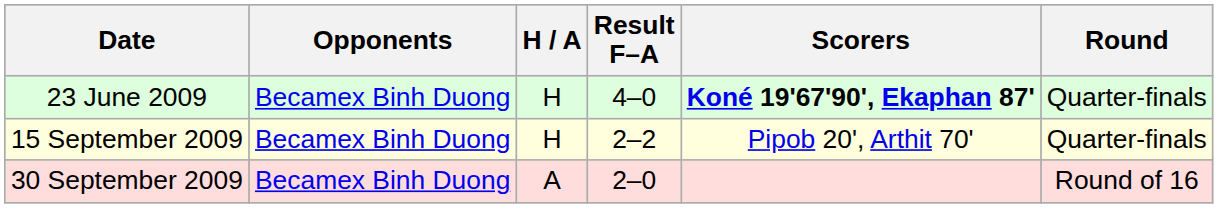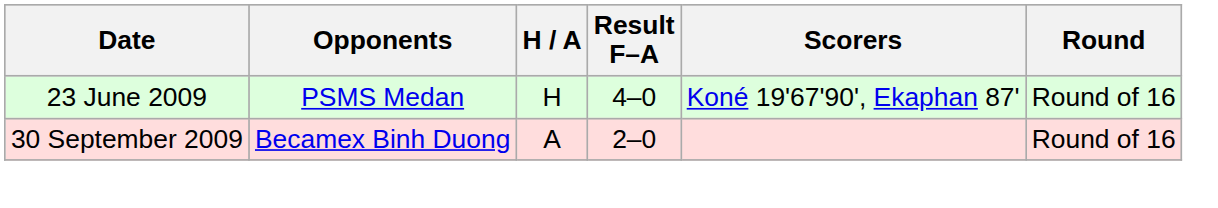(383, 97) Becamex Binh Duong -> (383, 97) PSMS Medan
(861, 97) bold -> (853, 97) normal
(1127, 97) Quarter-finals -> (1104, 97) Round of 16
- row: (127, 138)
